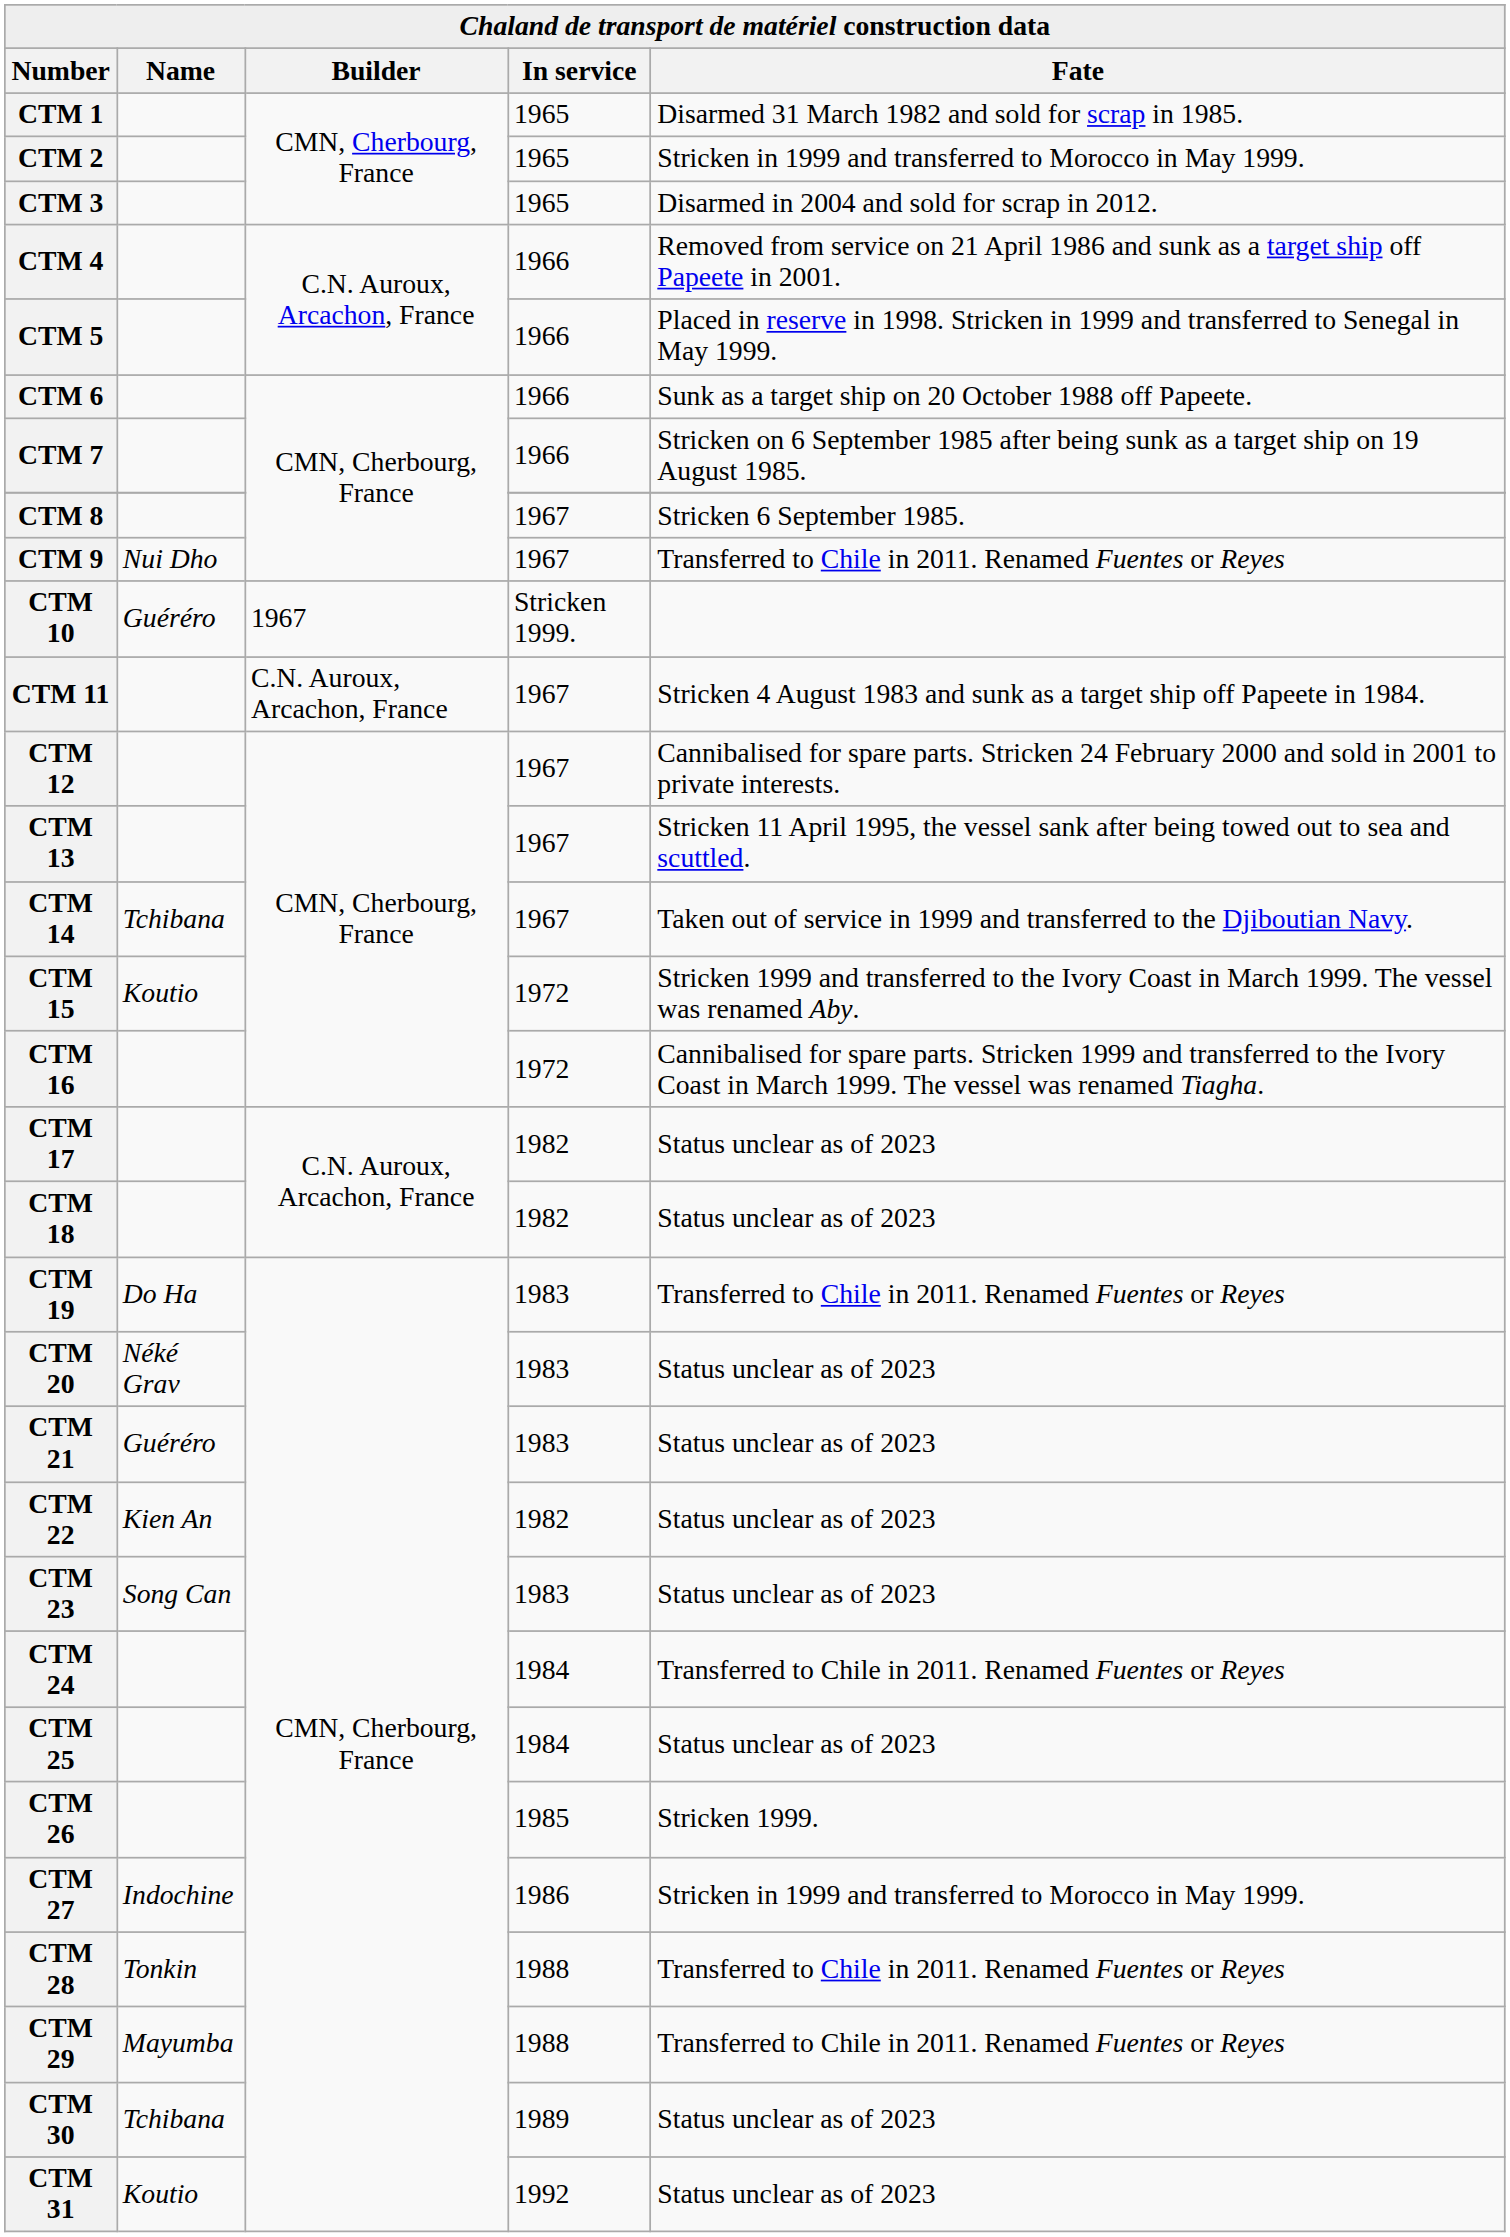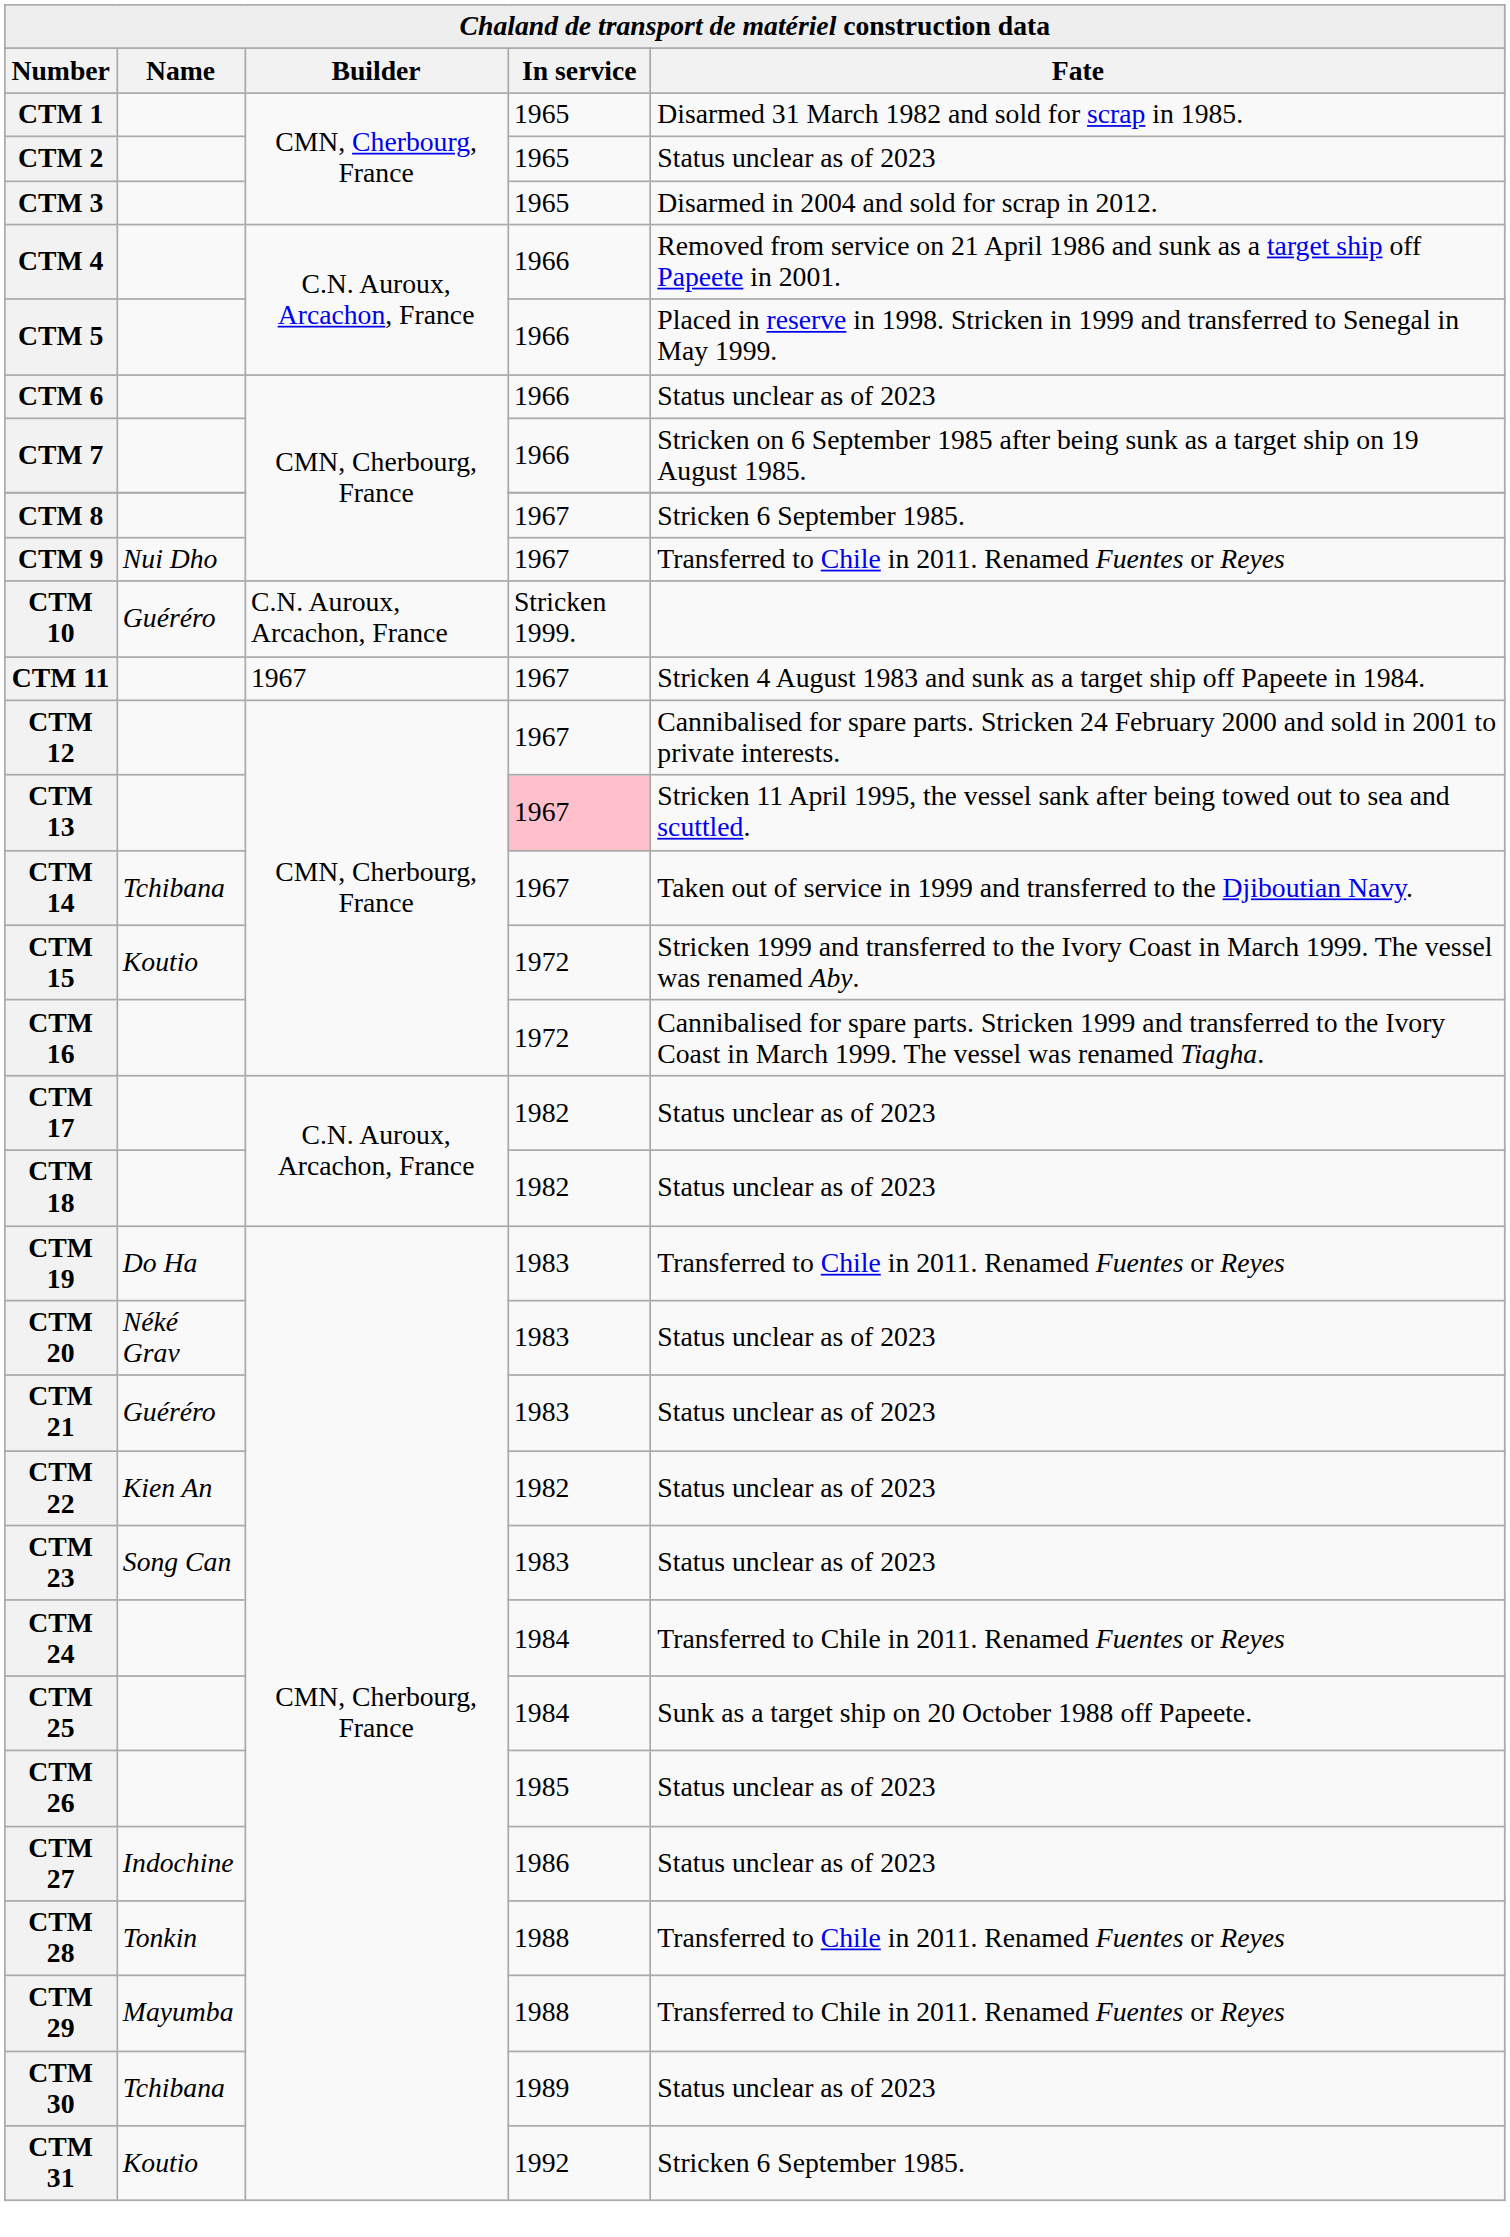(981, 158) Stricken in 1999 and transferred to Morocco in May 1999. -> (796, 158) Status unclear as of 2023
(955, 396) Sunk as a target ship on 20 October 1988 off Papeete. -> (796, 396) Status unclear as of 2023
(279, 618) 1967 -> (349, 618) C.N. Auroux, Arcachon, France
(349, 693) C.N. Auroux, Arcachon, France -> (279, 677) 1967
(542, 843) no background -> (542, 812) pink background
(796, 1743) Status unclear as of 2023 -> (955, 1712) Sunk as a target ship on 20 October 1988 off Papeete.
(738, 1818) Stricken 1999. -> (796, 1787) Status unclear as of 2023
(981, 1893) Stricken in 1999 and transferred to Morocco in May 1999. -> (796, 1862) Status unclear as of 2023
(796, 2194) Status unclear as of 2023 -> (811, 2162) Stricken 6 September 1985.
